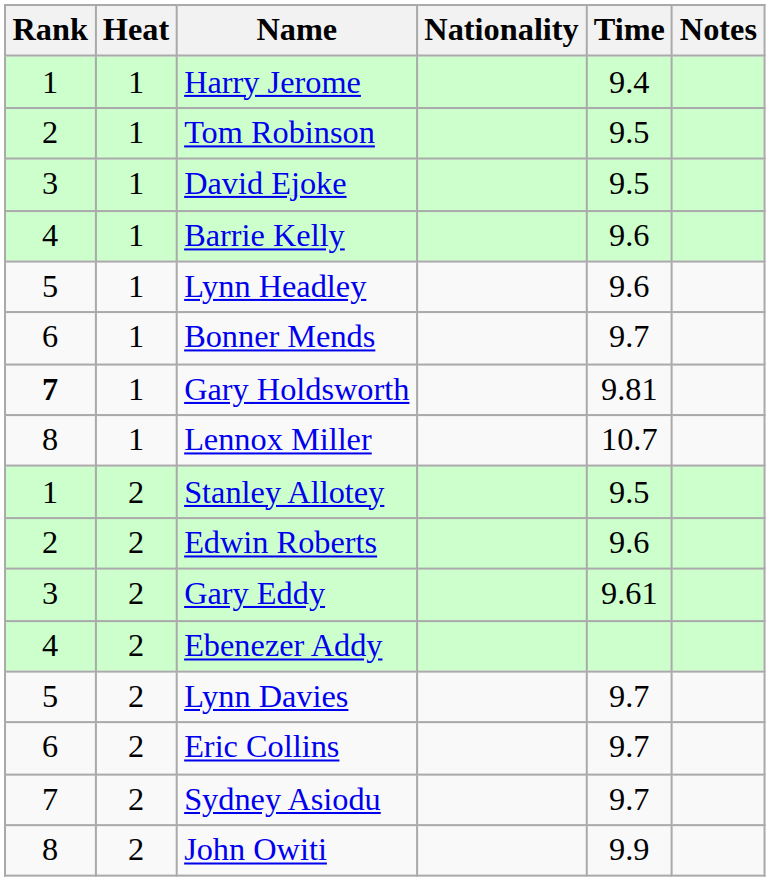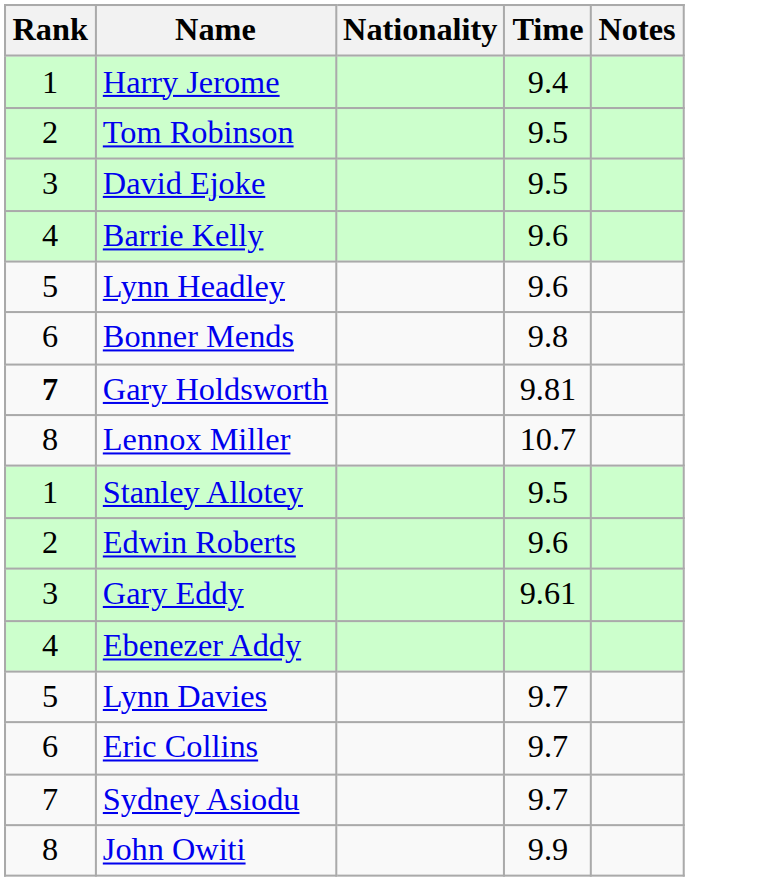- column: (136, 30)
(629, 337) 9.7 -> (548, 337) 9.8
